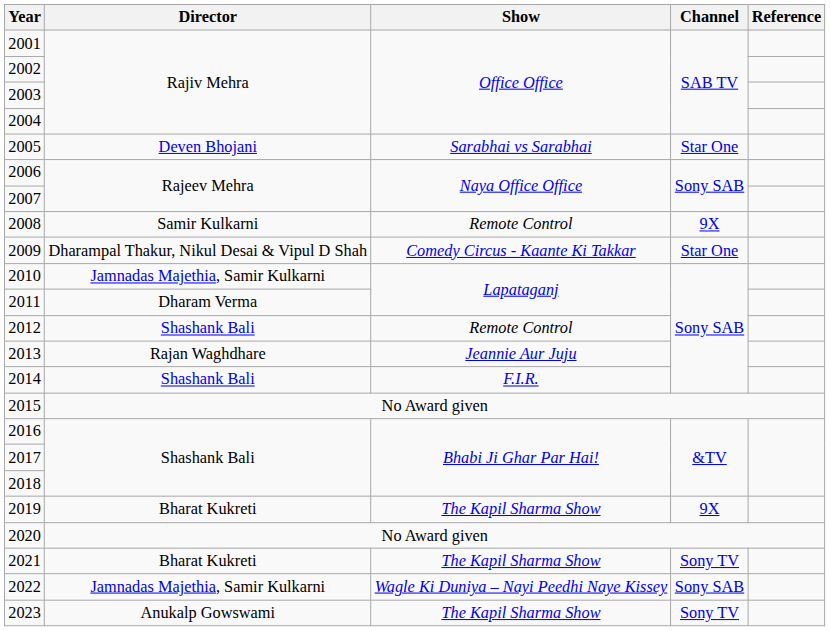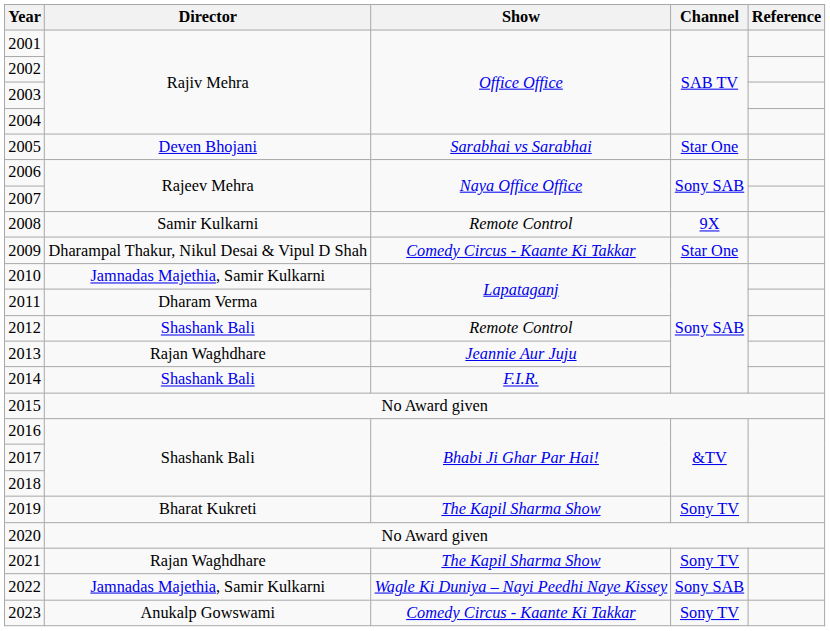(710, 509) 9X -> (710, 509) Sony TV
(208, 560) Bharat Kukreti -> (208, 560) Rajan Waghdhare
(521, 612) The Kapil Sharma Show -> (521, 612) Comedy Circus - Kaante Ki Takkar
